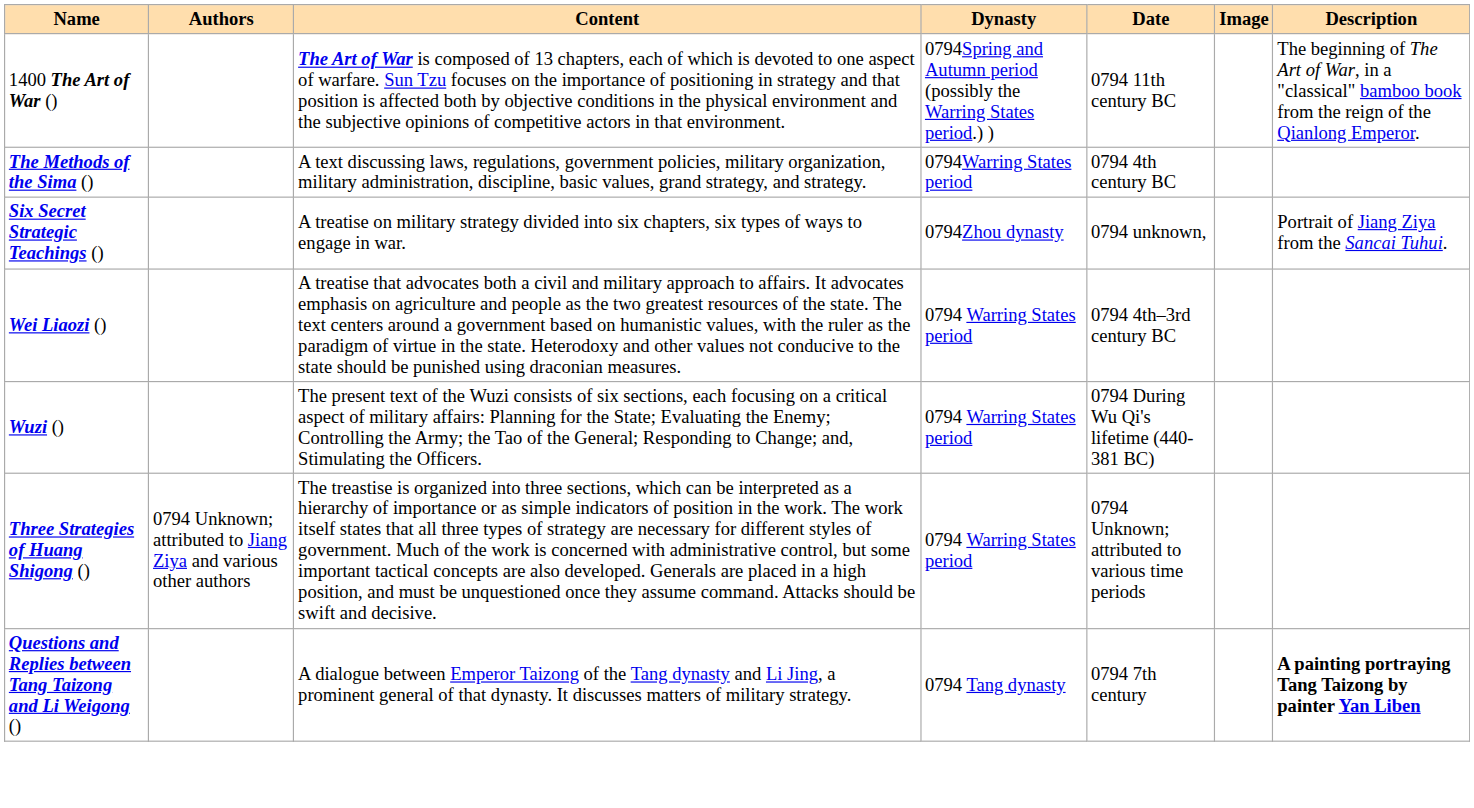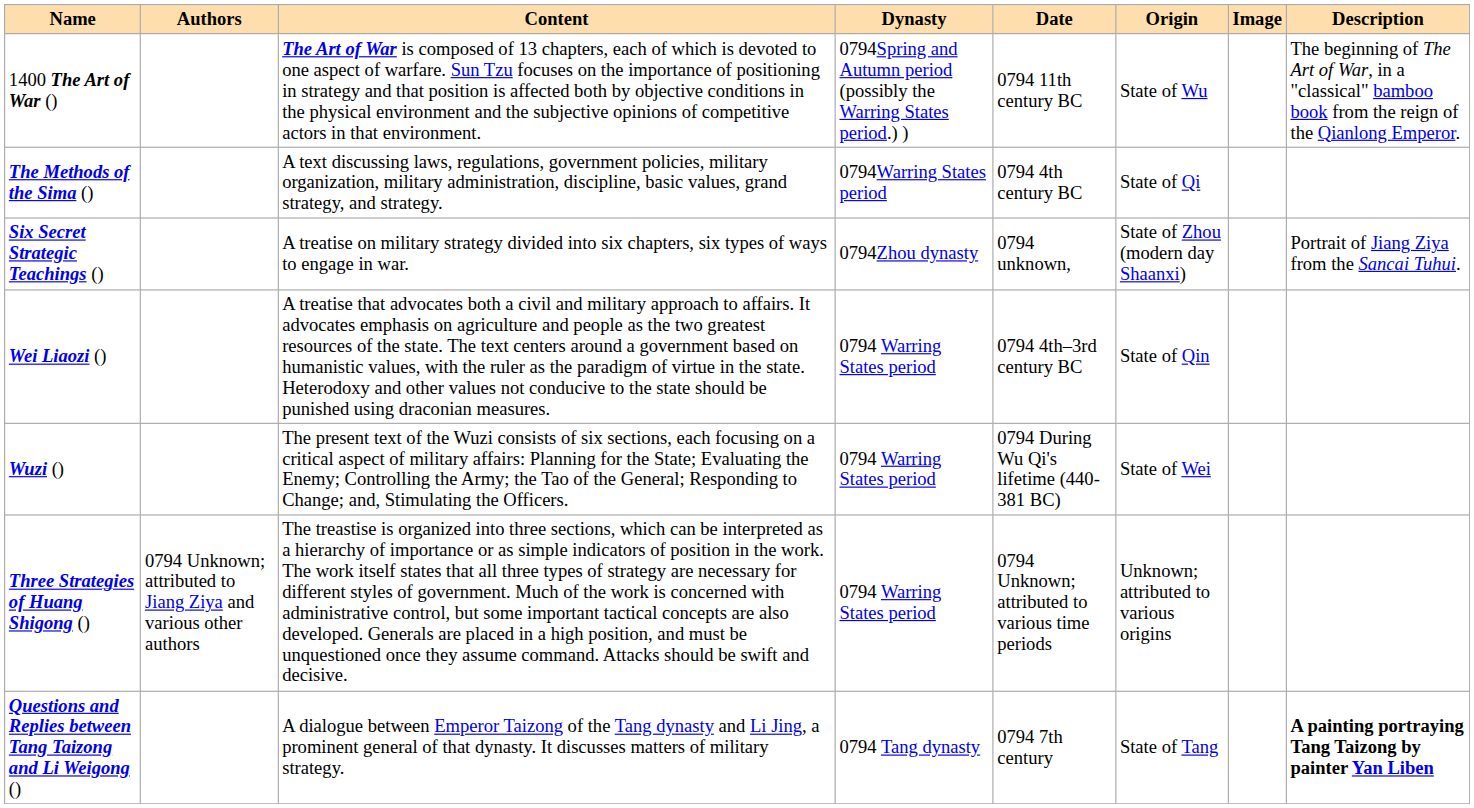+ column: (1172, 19)
